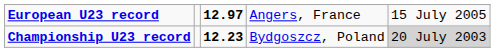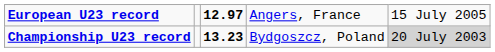(223, 37) 12.23 -> (223, 37) 13.23
